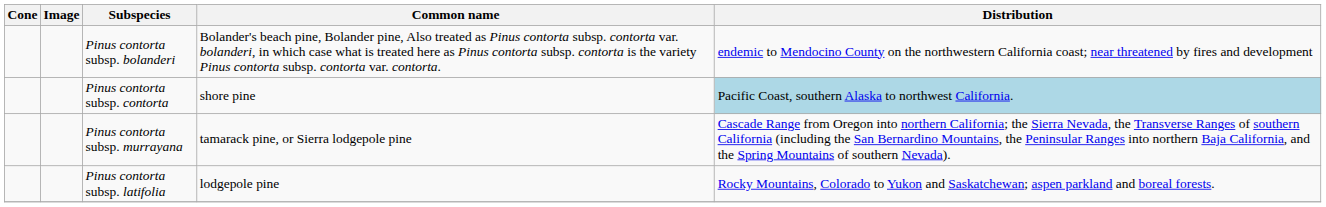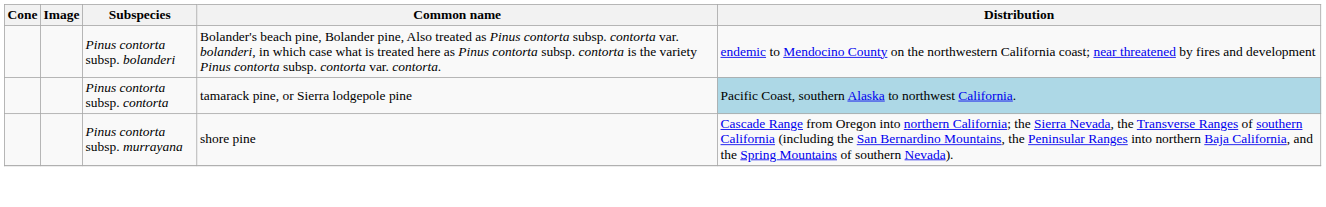(228, 95) shore pine -> (306, 95) tamarack pine, or Sierra lodgepole pine
(306, 139) tamarack pine, or Sierra lodgepole pine -> (228, 139) shore pine
- row: (126, 183)
